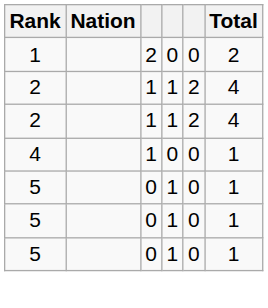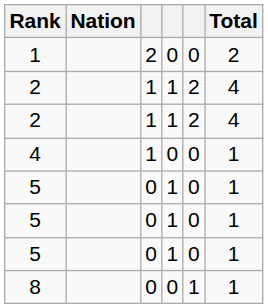+ row: (35, 287)
